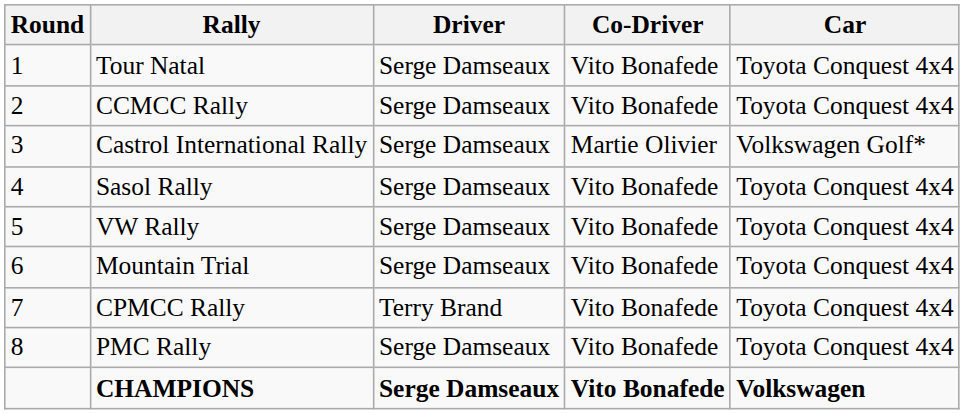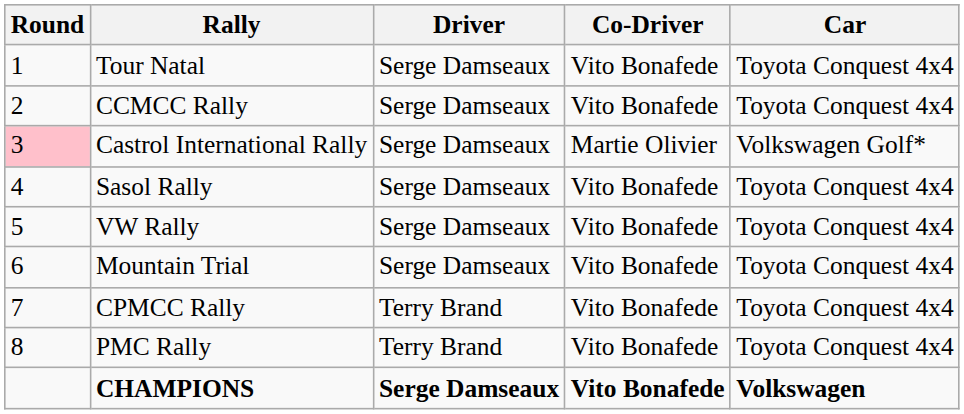(17, 145) no background -> (17, 145) pink background
(465, 347) Serge Damseaux -> (441, 347) Terry Brand
